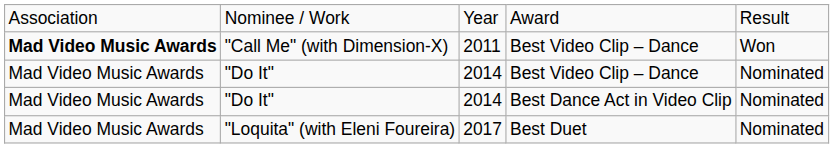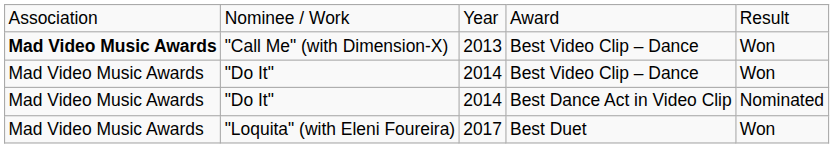(482, 45) 2011 -> (483, 45) 2013
(782, 73) Nominated -> (758, 73) Won
(782, 128) Nominated -> (758, 128) Won
